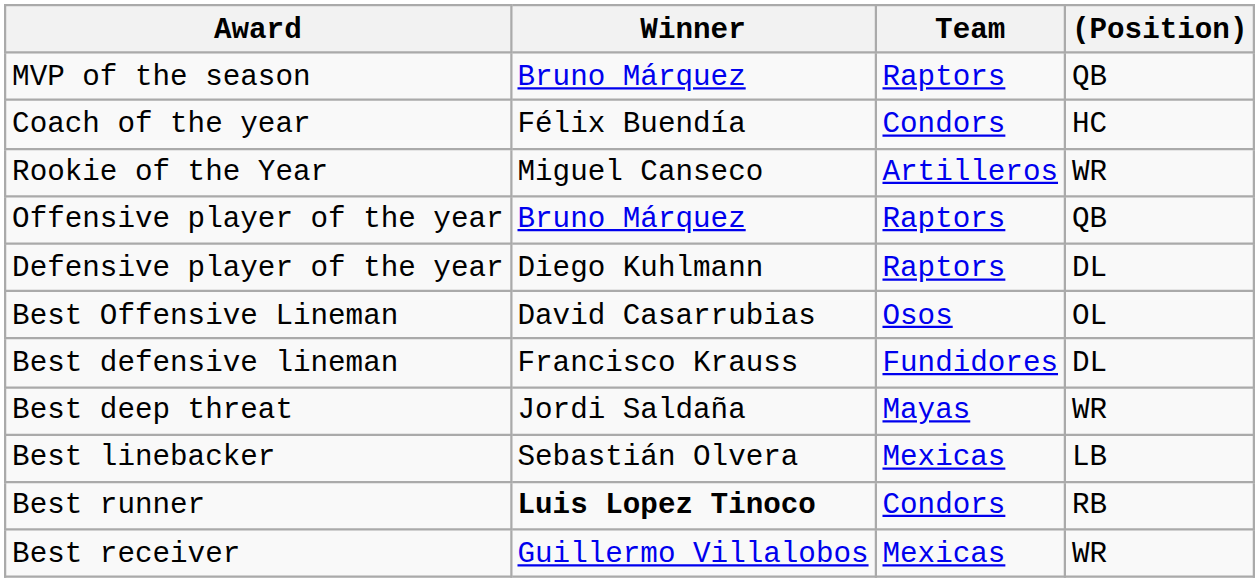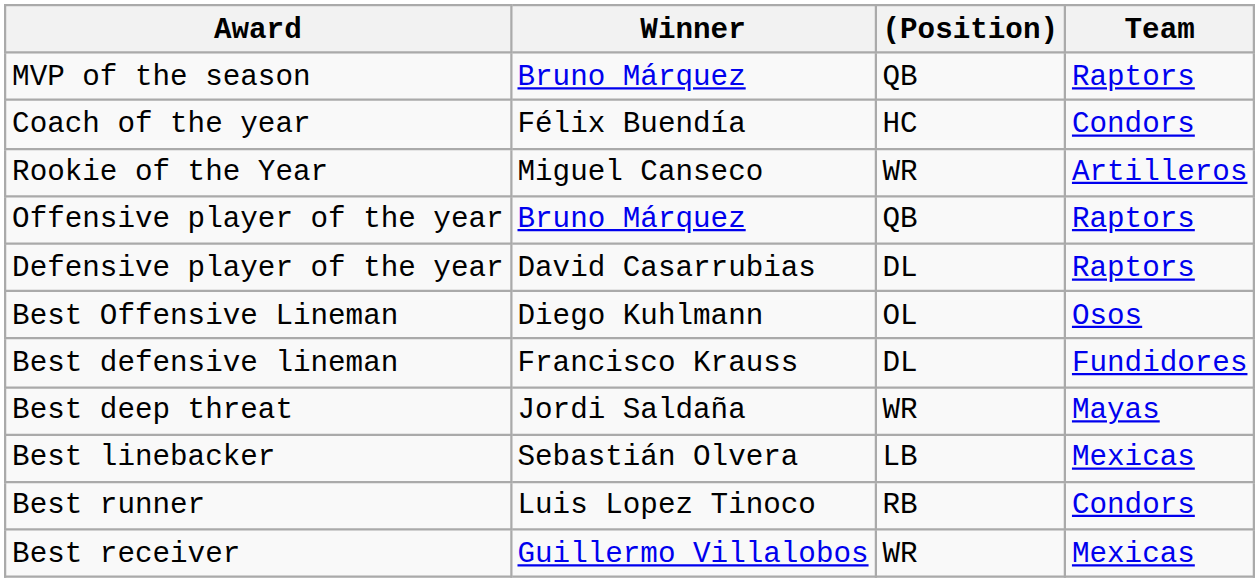columns swapped: (1160, 29) <-> (970, 29)
(640, 267) Diego Kuhlmann -> (667, 267) David Casarrubias
(667, 315) David Casarrubias -> (640, 315) Diego Kuhlmann
(667, 506) bold -> (667, 506) normal
